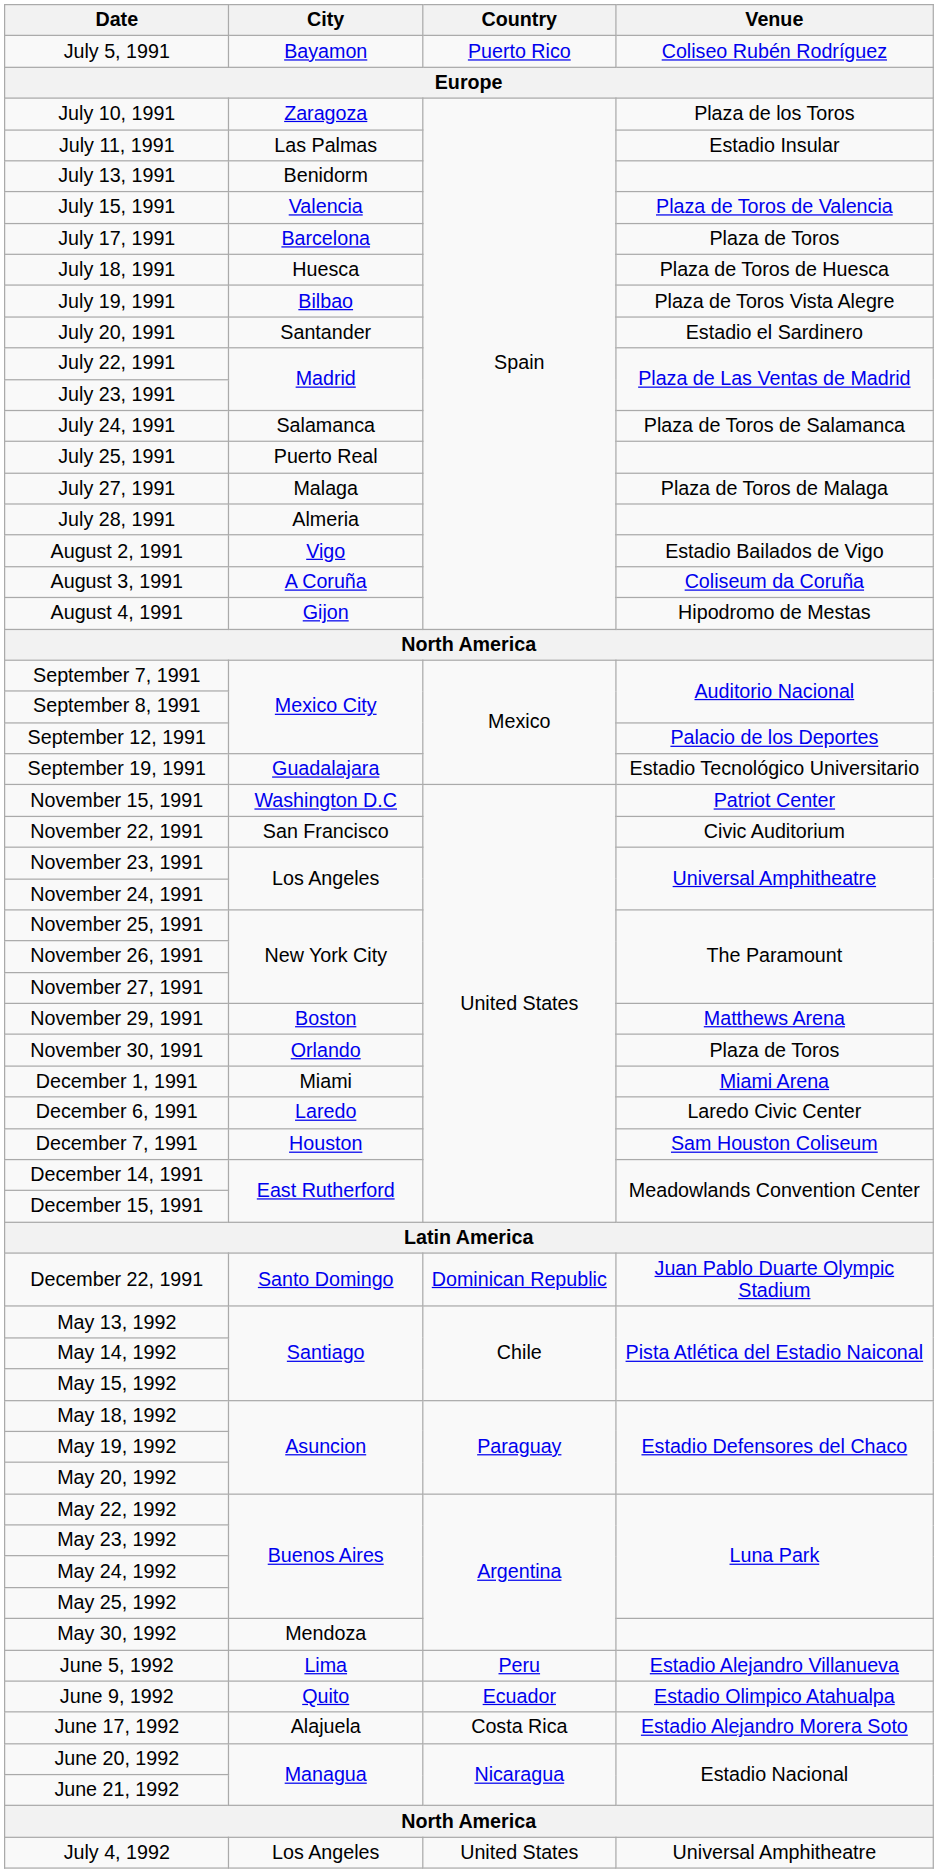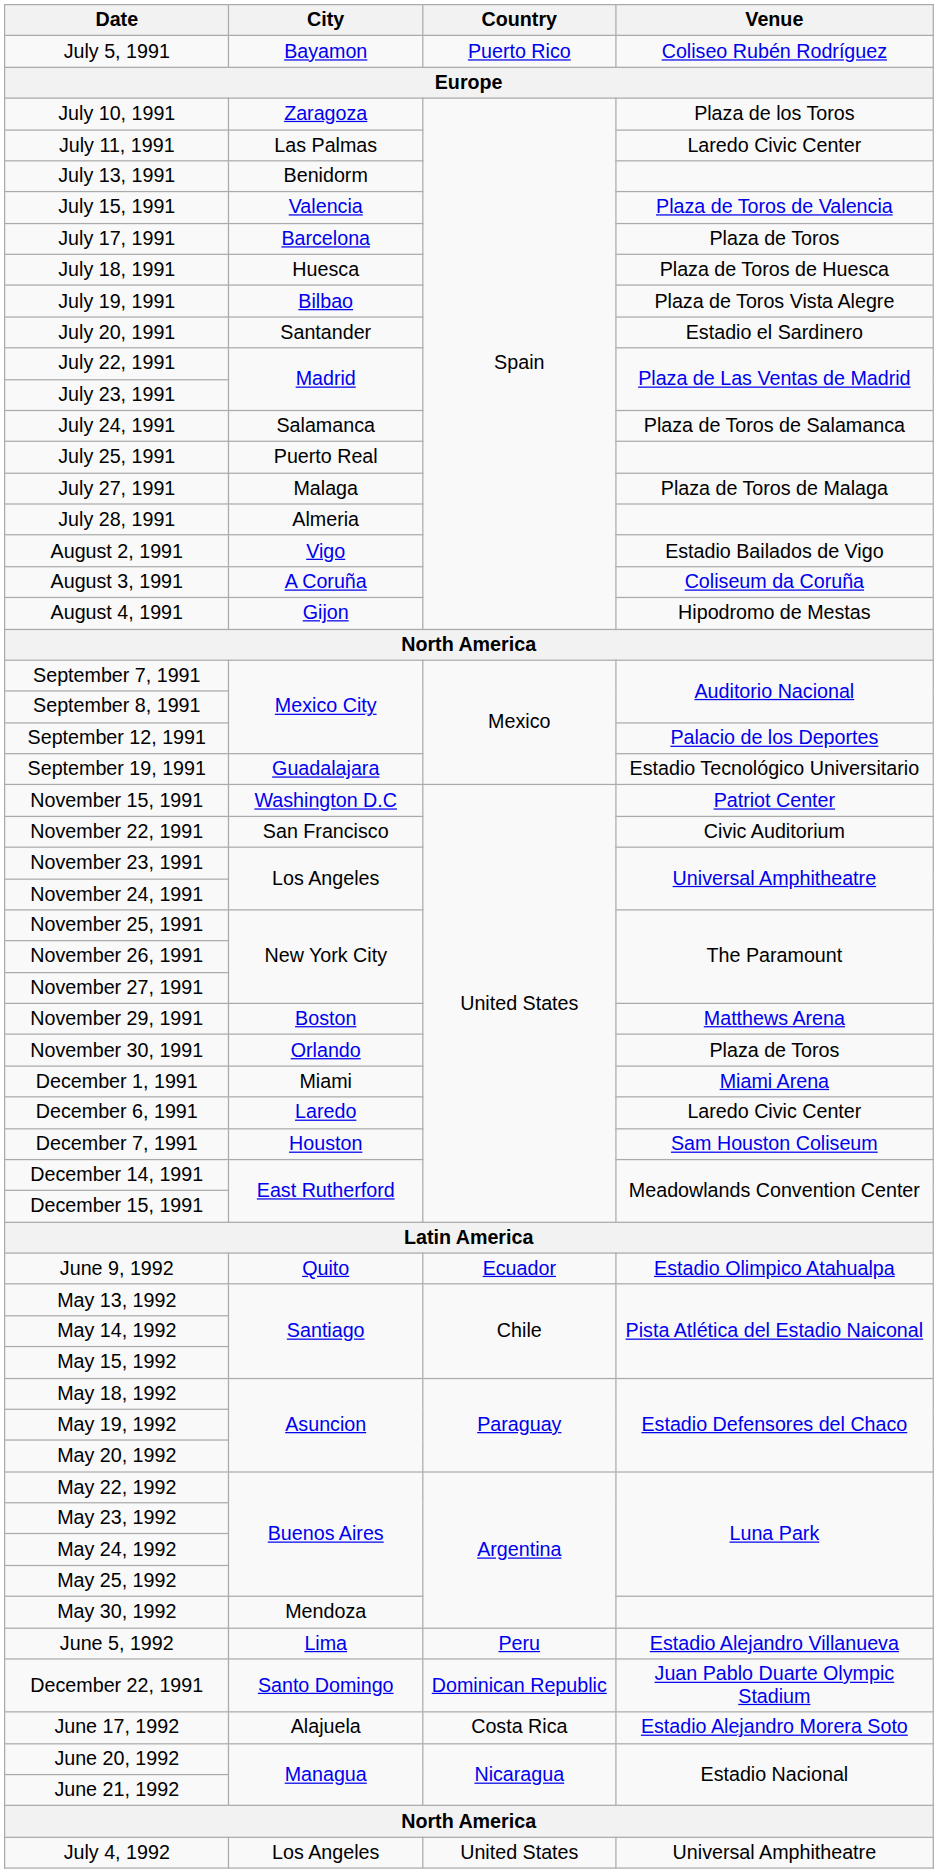(774, 144) Estadio Insular -> (774, 144) Laredo Civic Center
rows swapped: (117, 1279) <-> (117, 1696)
